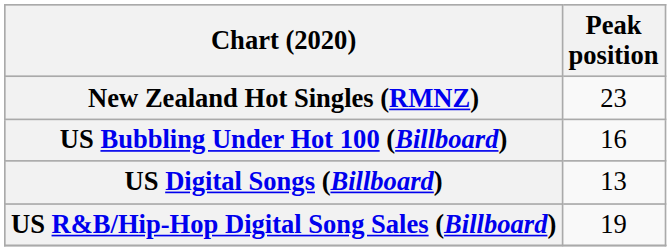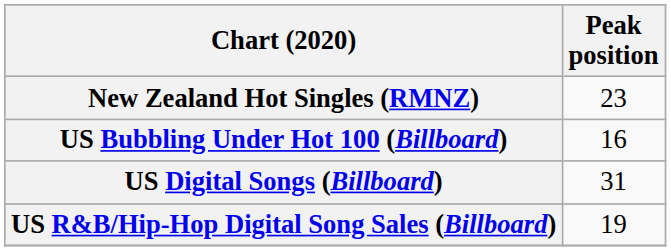(614, 181) 13 -> (614, 181) 31
